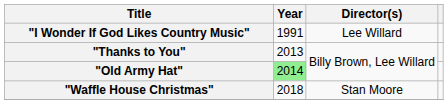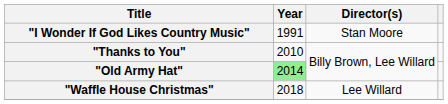(372, 33) Lee Willard -> (372, 33) Stan Moore
(290, 52) 2013 -> (290, 52) 2010
(372, 90) Stan Moore -> (372, 90) Lee Willard
